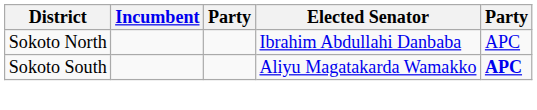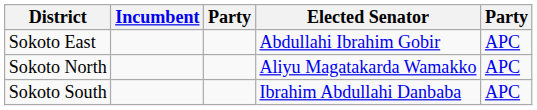+ row: (52, 42)
(360, 42) Ibrahim Abdullahi Danbaba -> (368, 67) Aliyu Magatakarda Wamakko
(368, 67) Aliyu Magatakarda Wamakko -> (360, 92) Ibrahim Abdullahi Danbaba
(503, 67) bold -> (502, 92) normal
